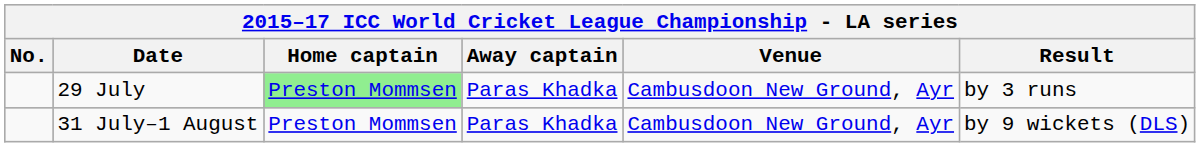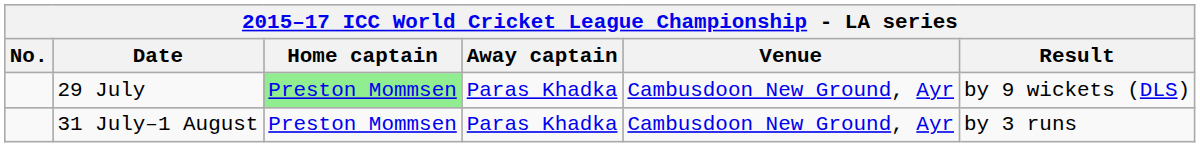(1021, 90) by 3 runs -> (1077, 90) by 9 wickets (DLS)
(1077, 124) by 9 wickets (DLS) -> (1021, 124) by 3 runs
